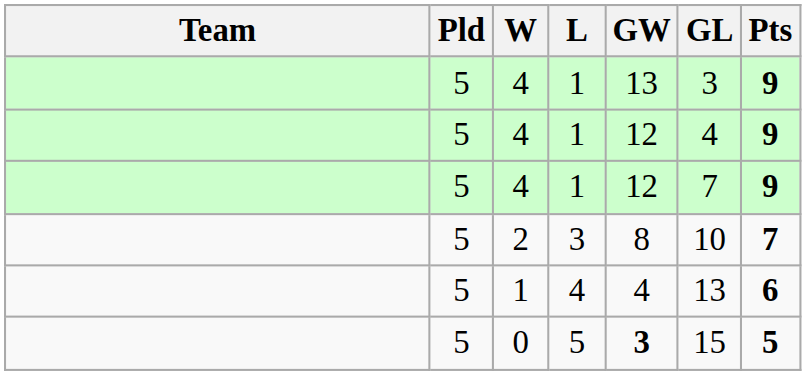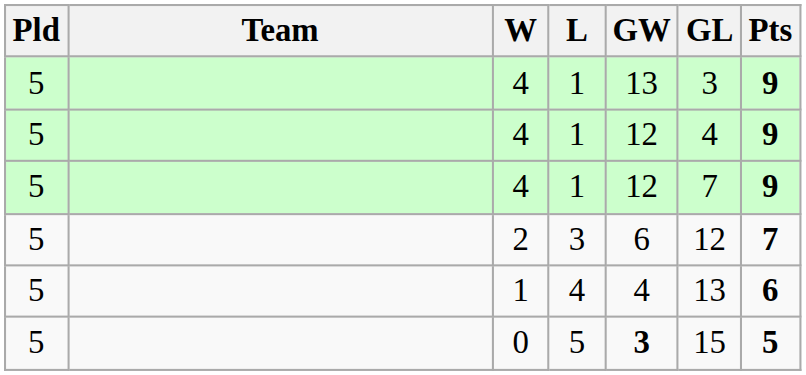columns swapped: (218, 30) <-> (461, 30)
(642, 238) 8 -> (642, 238) 6
(710, 238) 10 -> (710, 238) 12
